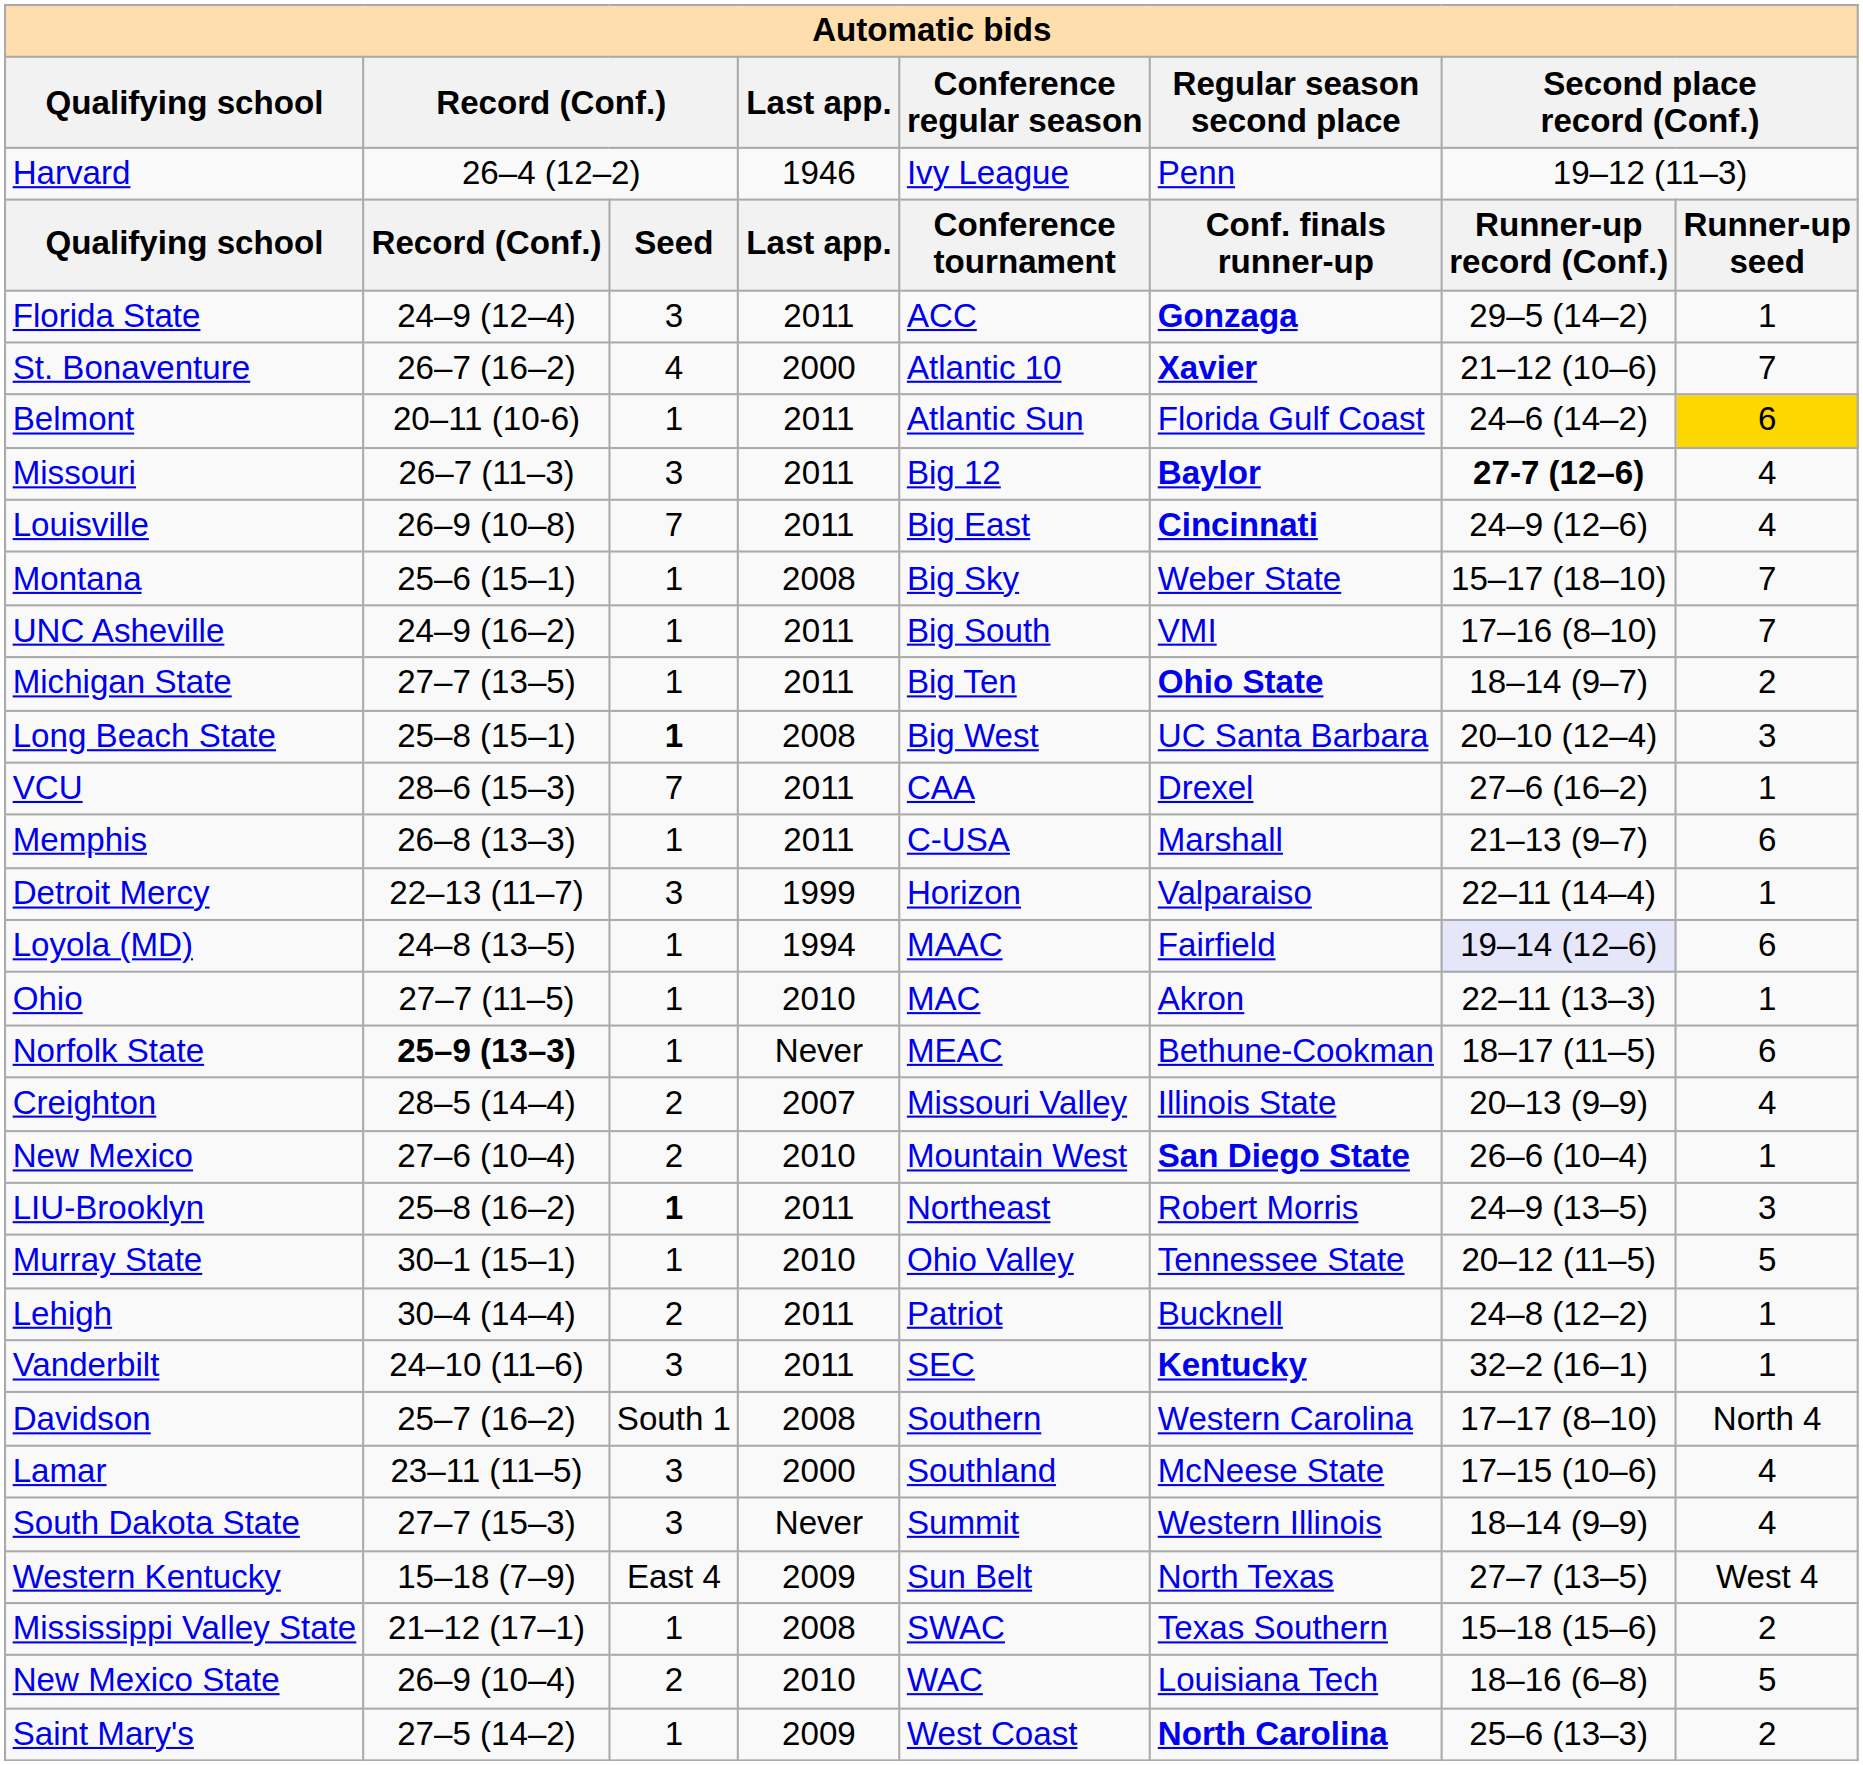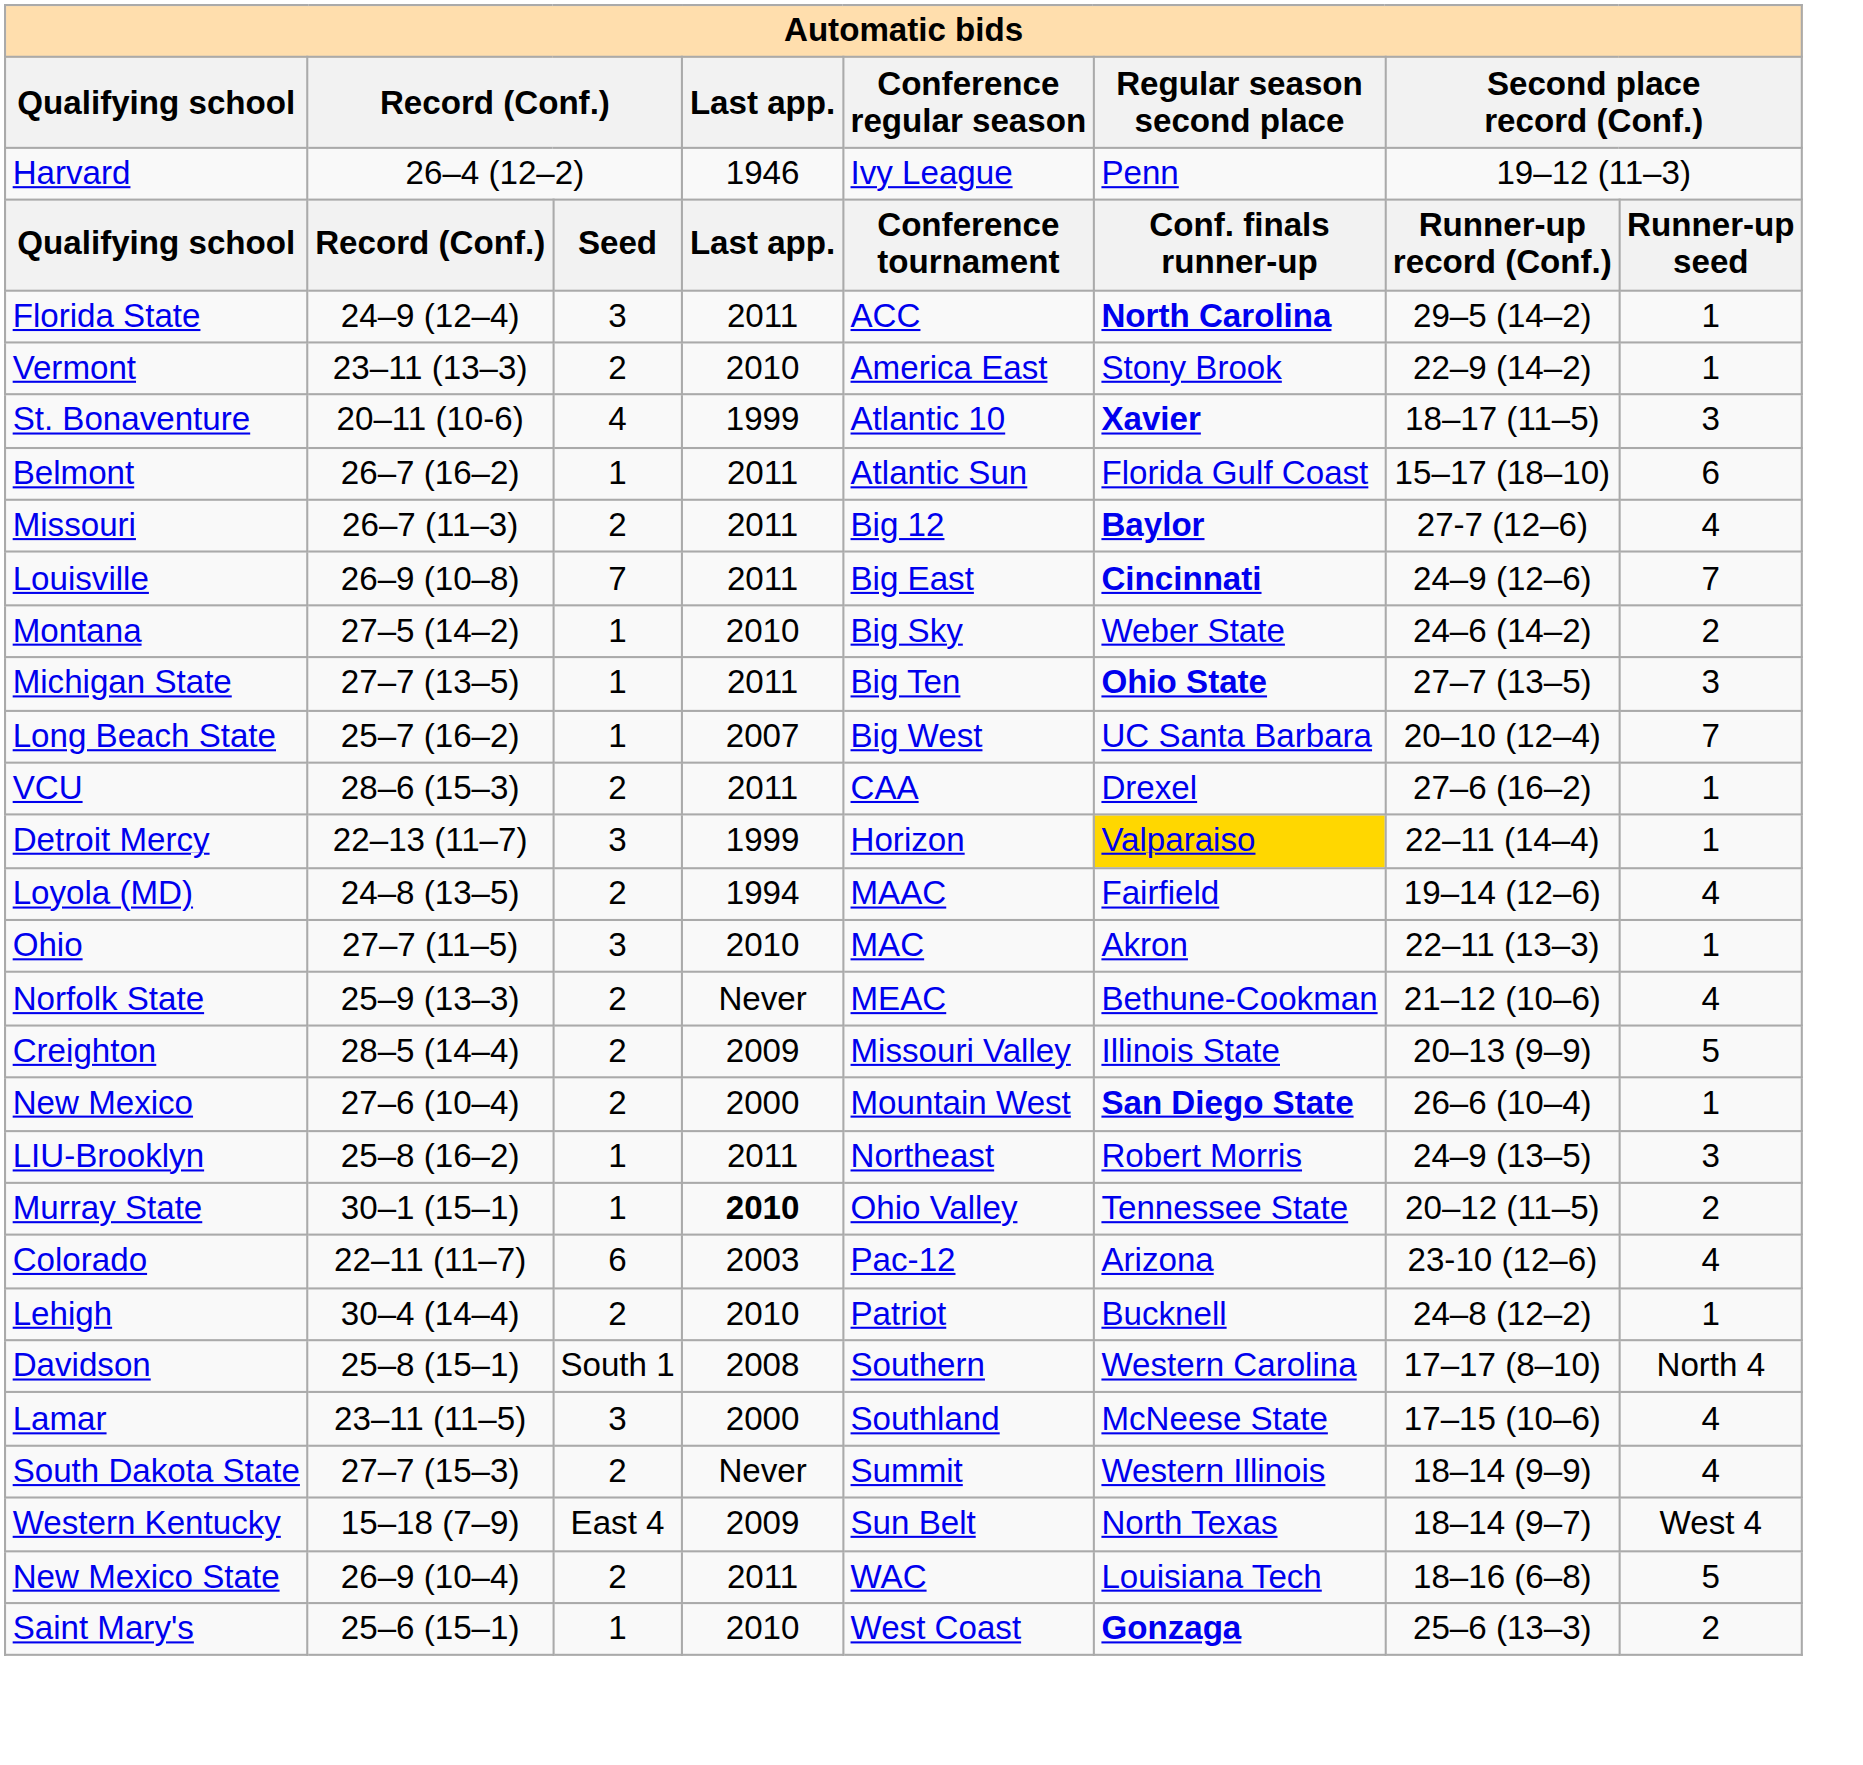(1228, 315) Gonzaga -> (1216, 315) North Carolina
+ row: (74, 367)
(487, 367) 26–7 (16–2) -> (430, 420) 20–11 (10-6)
(819, 367) 2000 -> (763, 420) 1999
(1559, 367) 21–12 (10–6) -> (1502, 420) 18–17 (11–5)
(1767, 367) 7 -> (1711, 420) 3
(487, 420) 20–11 (10-6) -> (430, 472) 26–7 (16–2)
(1559, 420) 24–6 (14–2) -> (1502, 472) 15–17 (18–10)
(1767, 420) gold background -> (1711, 472) no background
(674, 472) 3 -> (618, 525) 2
(1559, 472) bold -> (1502, 525) normal
(1767, 525) 4 -> (1711, 578) 7
(487, 578) 25–6 (15–1) -> (430, 630) 27–5 (14–2)
(819, 578) 2008 -> (763, 630) 2010
(1559, 578) 15–17 (18–10) -> (1502, 630) 24–6 (14–2)
(1767, 578) 7 -> (1711, 630) 2
- row: (119, 630)
(1559, 683) 18–14 (9–7) -> (1502, 683) 27–7 (13–5)
(1767, 683) 2 -> (1711, 683) 3
(487, 735) 25–8 (15–1) -> (430, 735) 25–7 (16–2)
(674, 735) bold -> (618, 735) normal
(819, 735) 2008 -> (763, 735) 2007
(1767, 735) 3 -> (1711, 735) 7
(674, 788) 7 -> (618, 788) 2
- row: (80, 840)
(1235, 893) no background -> (1178, 840) gold background
(674, 945) 1 -> (618, 893) 2
(1559, 945) lavender background -> (1502, 893) no background
(1767, 945) 6 -> (1711, 893) 4
(674, 998) 1 -> (618, 945) 3
(487, 1050) bold -> (430, 998) normal
(674, 1050) 1 -> (618, 998) 2
(1559, 1050) 18–17 (11–5) -> (1502, 998) 21–12 (10–6)
(1767, 1050) 6 -> (1711, 998) 4
(819, 1103) 2007 -> (763, 1050) 2009
(1767, 1103) 4 -> (1711, 1050) 5
(819, 1155) 2010 -> (763, 1103) 2000
(674, 1208) bold -> (618, 1155) normal
(819, 1260) normal -> (763, 1208) bold
(1767, 1260) 5 -> (1711, 1208) 2
+ row: (80, 1260)
(819, 1313) 2011 -> (763, 1313) 2010
- row: (86, 1365)
(487, 1418) 25–7 (16–2) -> (430, 1365) 25–8 (15–1)
(674, 1523) 3 -> (618, 1470) 2
(1559, 1576) 27–7 (13–5) -> (1502, 1523) 18–14 (9–7)
- row: (184, 1628)
(819, 1681) 2010 -> (763, 1576) 2011
(487, 1733) 27–5 (14–2) -> (430, 1628) 25–6 (15–1)
(819, 1733) 2009 -> (763, 1628) 2010
(1273, 1733) North Carolina -> (1171, 1628) Gonzaga
